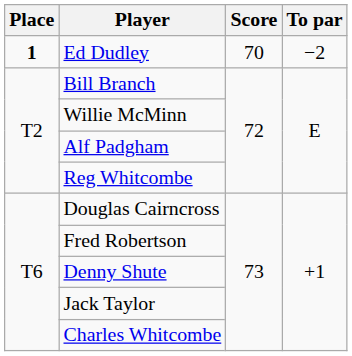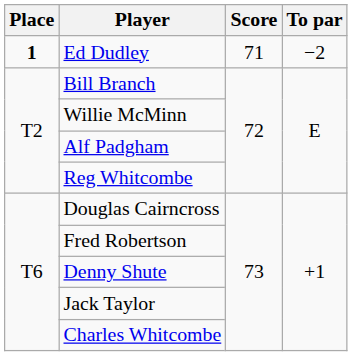(254, 51) 70 -> (254, 51) 71
